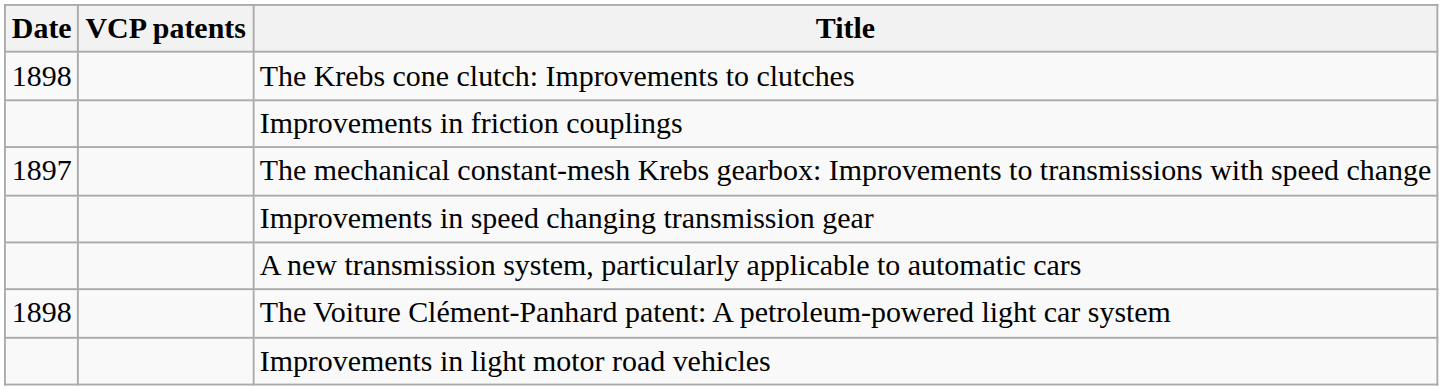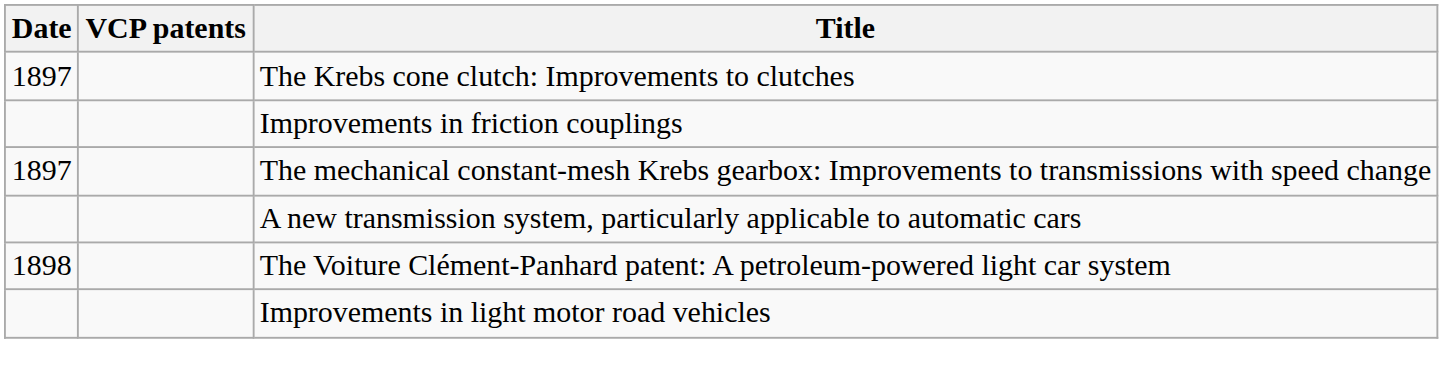(42, 75) 1898 -> (42, 75) 1897
- row: (567, 218)
